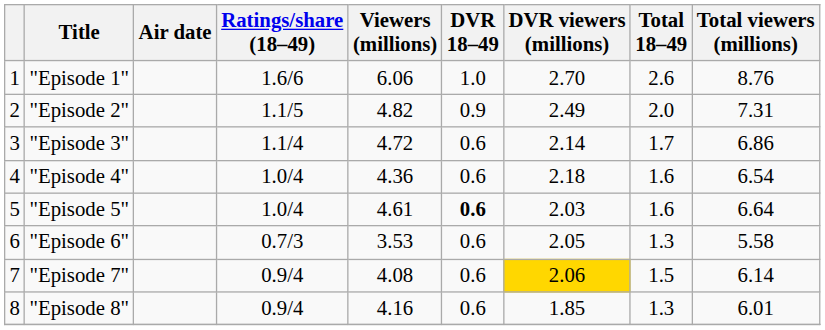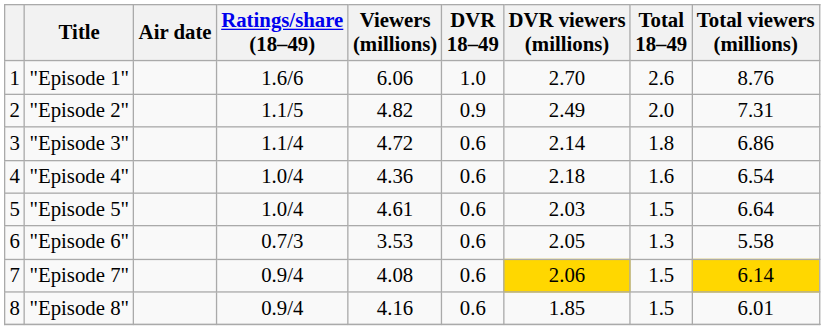(661, 143) 1.7 -> (661, 143) 1.8
(473, 209) bold -> (473, 209) normal
(661, 209) 1.6 -> (661, 209) 1.5
(756, 275) no background -> (756, 275) gold background
(661, 308) 1.3 -> (661, 308) 1.5
